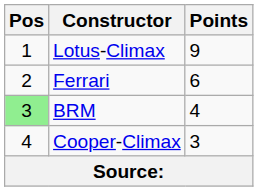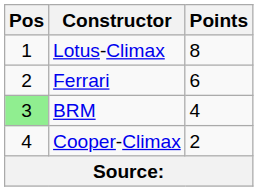(195, 50) 9 -> (195, 50) 8
(195, 141) 3 -> (195, 141) 2
